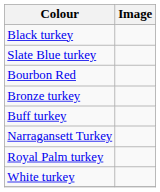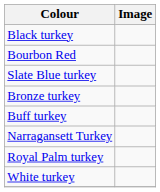rows swapped: (52, 55) <-> (42, 75)
